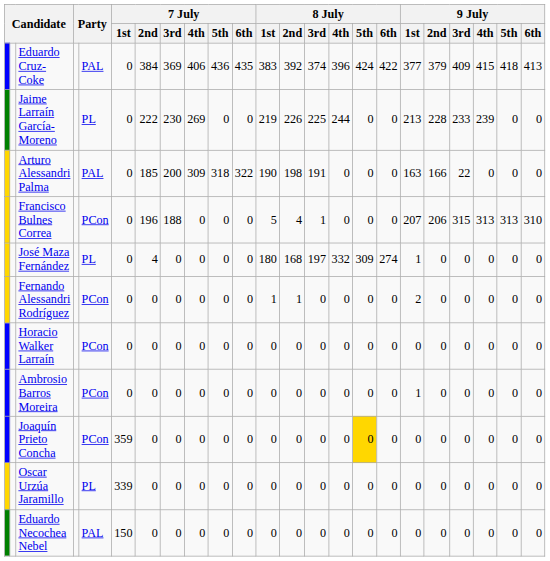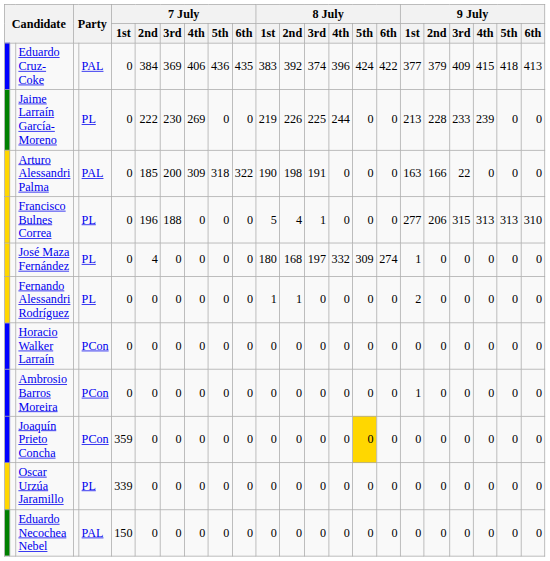(95, 220) PCon -> (89, 220) PL
(412, 220) 207 -> (412, 220) 277
(95, 299) PCon -> (89, 299) PL
